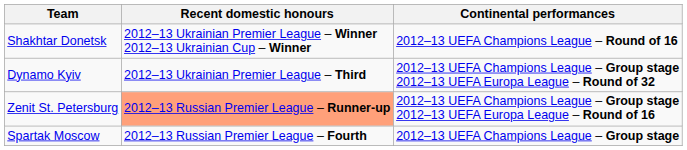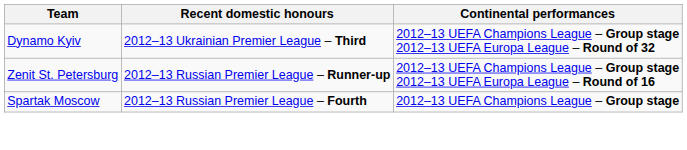- row: (57, 41)
(257, 108) lightsalmon background -> (257, 75) no background
